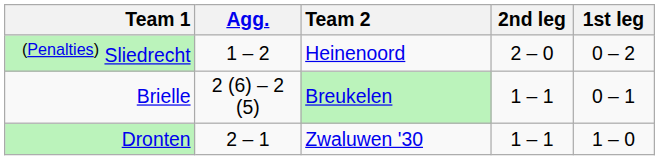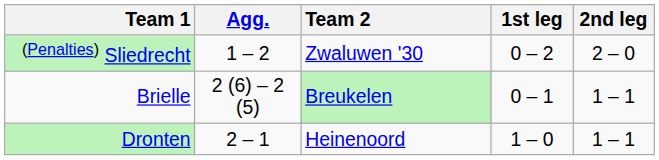columns swapped: (613, 19) <-> (532, 19)
(355, 53) Heinenoord -> (364, 53) Zwaluwen '30
(364, 138) Zwaluwen '30 -> (355, 138) Heinenoord
